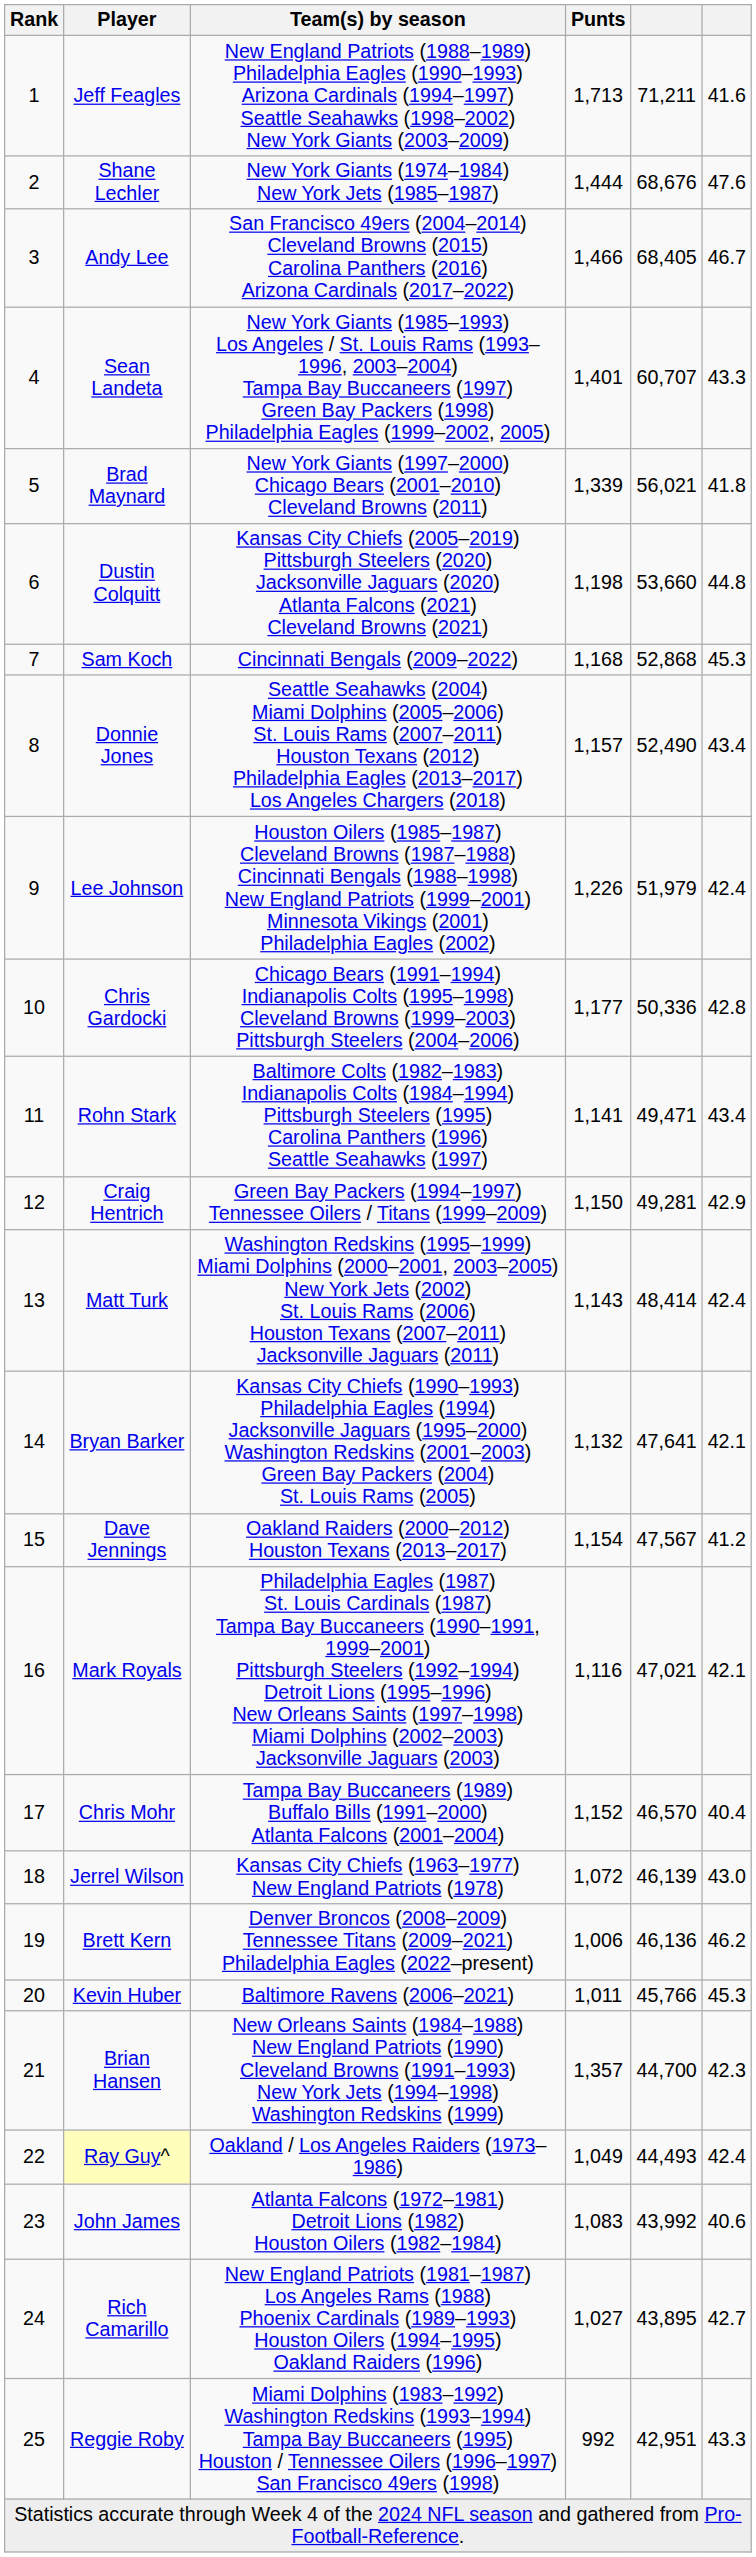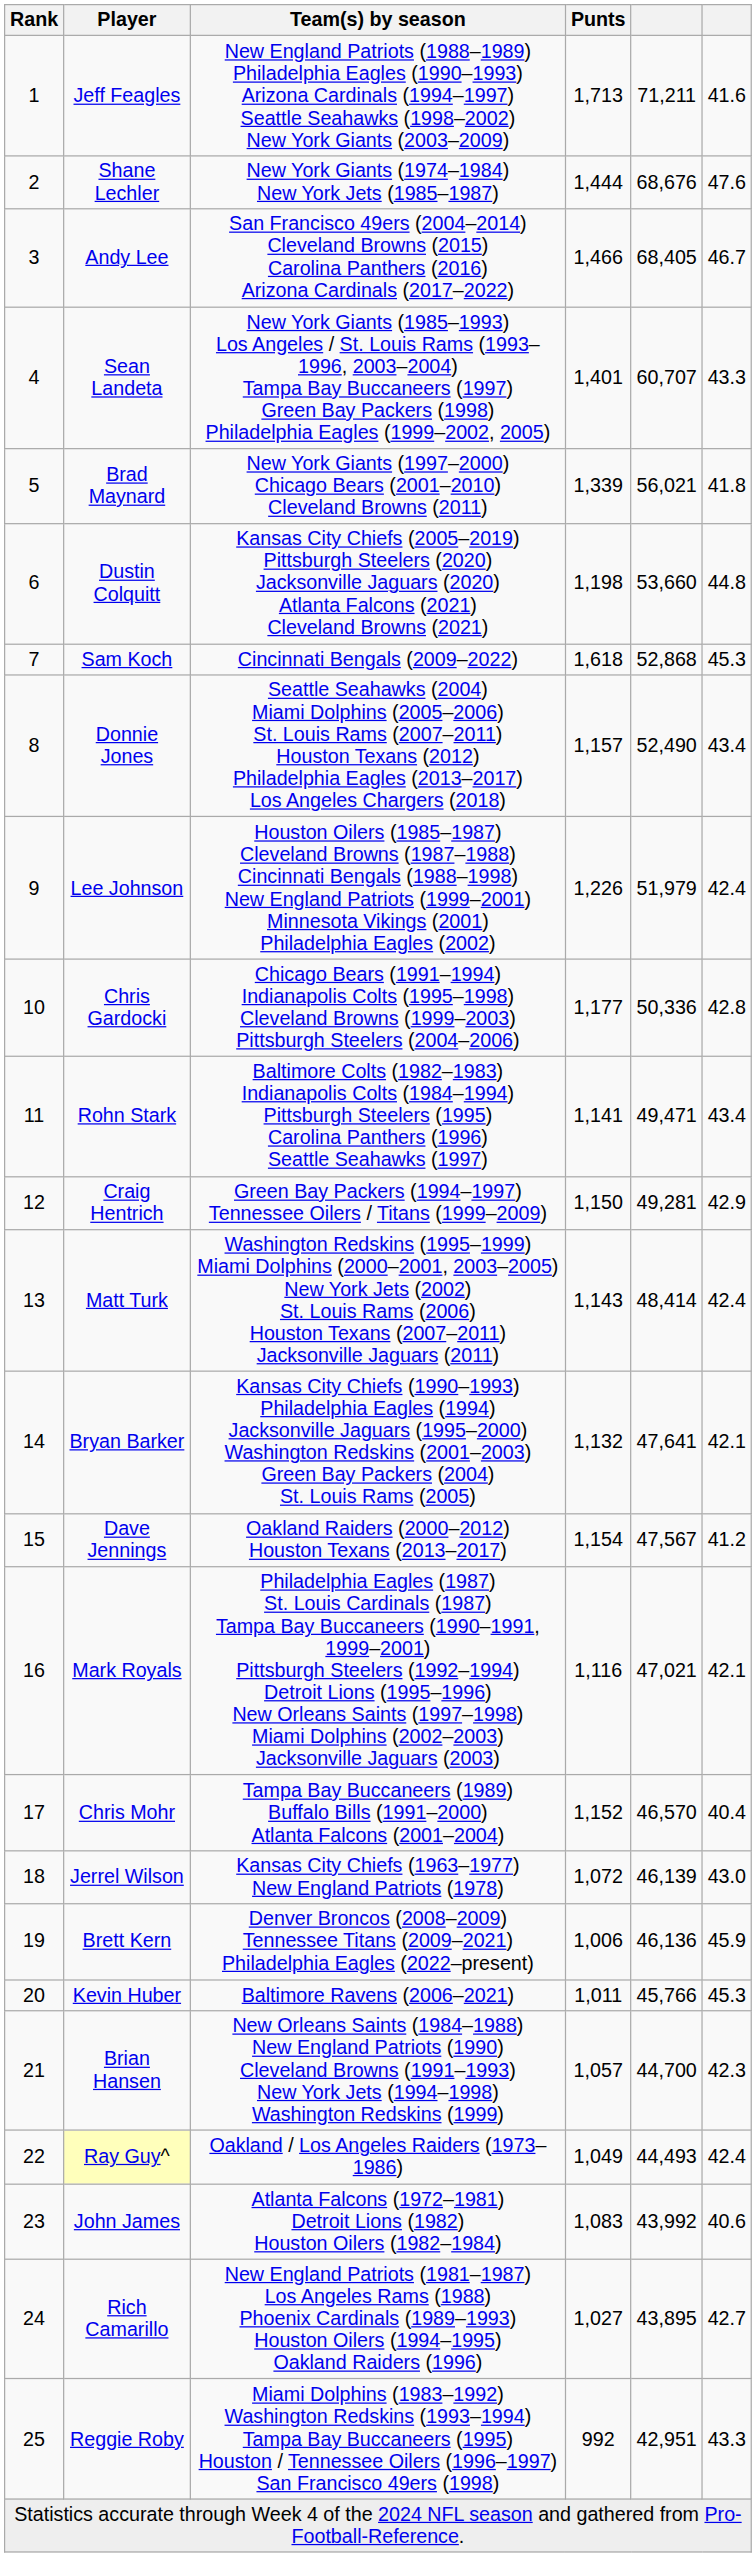(598, 659) 1,168 -> (598, 659) 1,618
(727, 1941) 46.2 -> (727, 1941) 45.9
(598, 2070) 1,357 -> (598, 2070) 1,057
